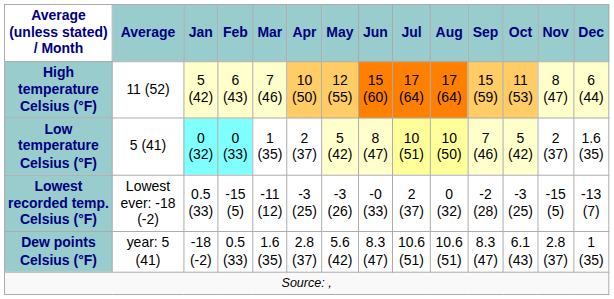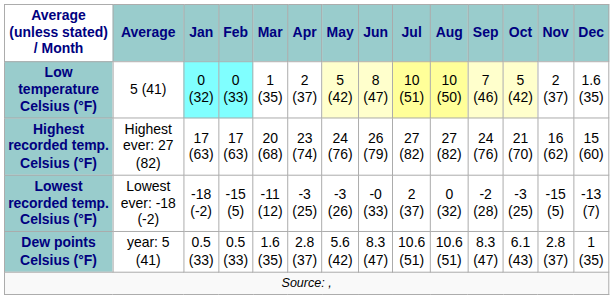- row: (58, 90)
+ row: (59, 146)
(201, 203) 0.5 (33) -> (201, 203) -18 (-2)
(201, 252) -18 (-2) -> (201, 252) 0.5 (33)
